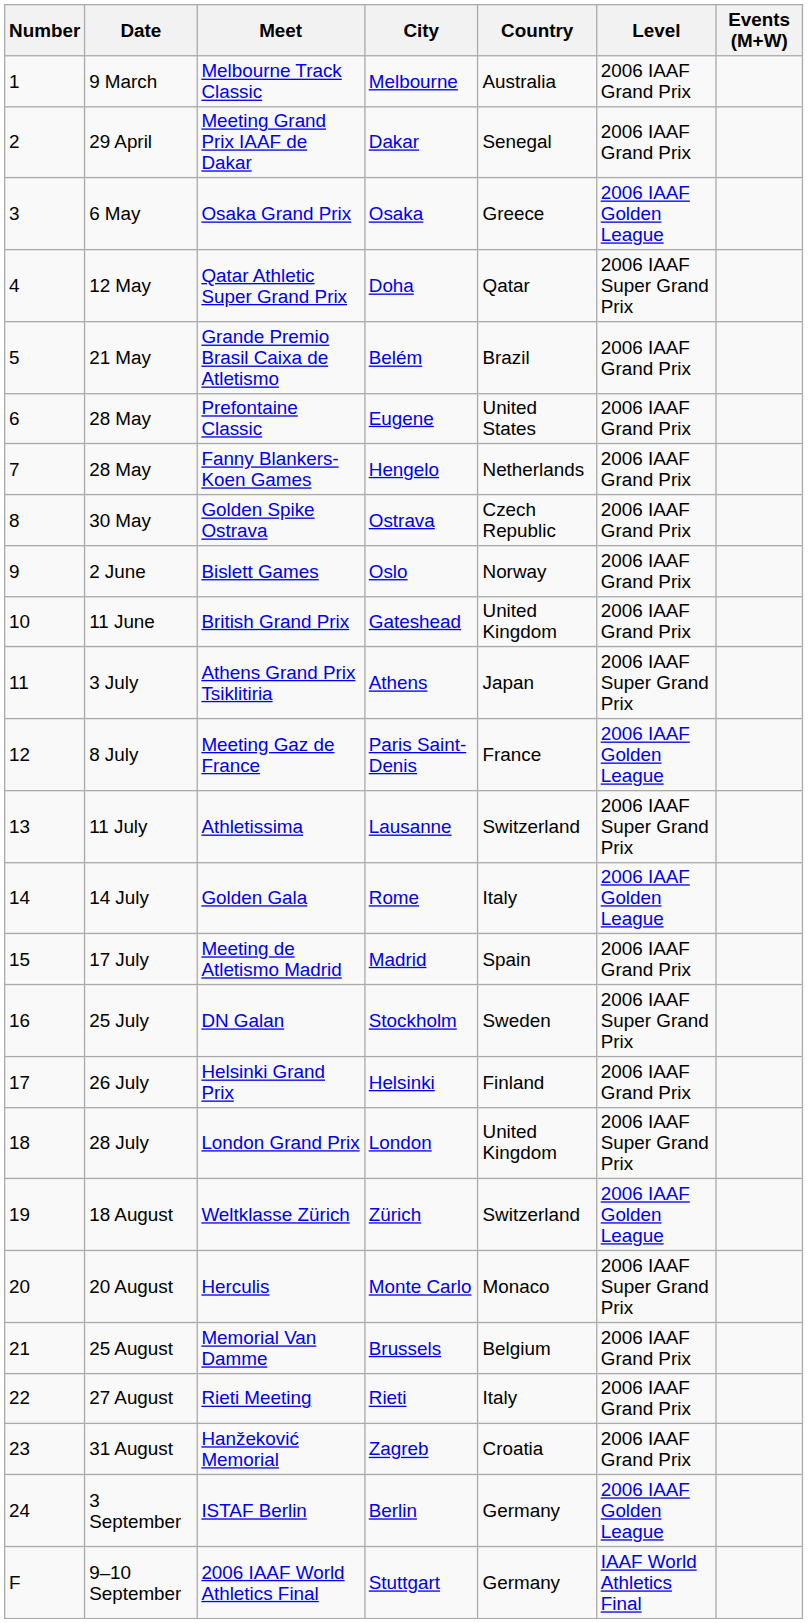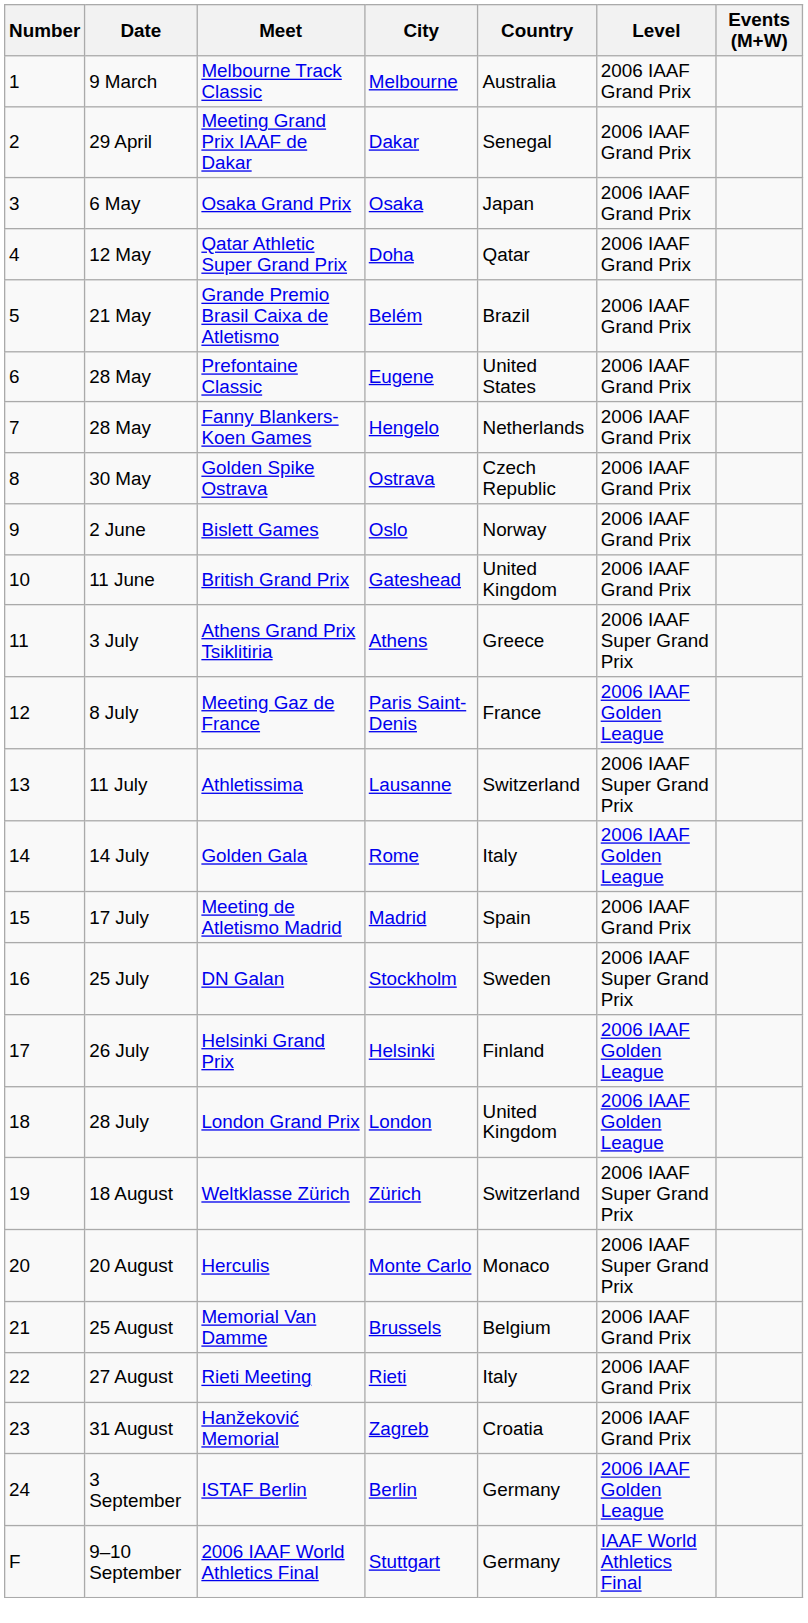(513, 214) Greece -> (508, 204) Japan
(645, 214) 2006 IAAF Golden League -> (646, 204) 2006 IAAF Grand Prix
(655, 286) 2006 IAAF Super Grand Prix -> (646, 254) 2006 IAAF Grand Prix
(508, 683) Japan -> (513, 641) Greece
(646, 1082) 2006 IAAF Grand Prix -> (645, 1051) 2006 IAAF Golden League
(655, 1143) 2006 IAAF Super Grand Prix -> (645, 1122) 2006 IAAF Golden League
(645, 1215) 2006 IAAF Golden League -> (655, 1194) 2006 IAAF Super Grand Prix
